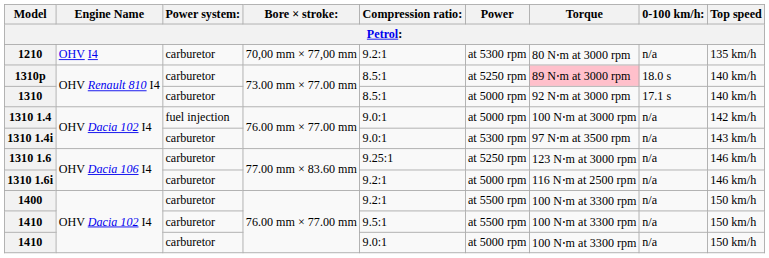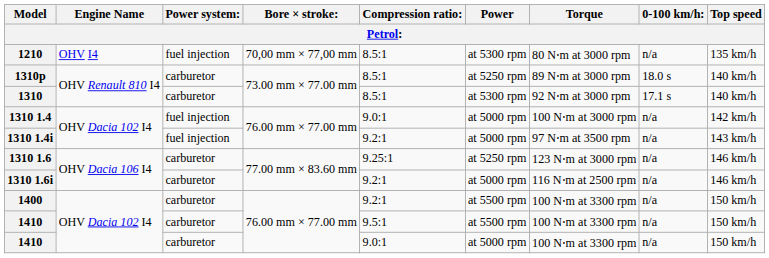(190, 54) carburetor -> (198, 54) fuel injection
(375, 54) 9.2:1 -> (375, 54) 8.5:1
(581, 75) pink background -> (581, 75) no background
(497, 96) at 5000 rpm -> (497, 96) at 5300 rpm
(190, 137) carburetor -> (198, 137) fuel injection
(375, 137) 9.0:1 -> (375, 137) 9.2:1
(497, 137) at 5300 rpm -> (497, 137) at 5000 rpm
